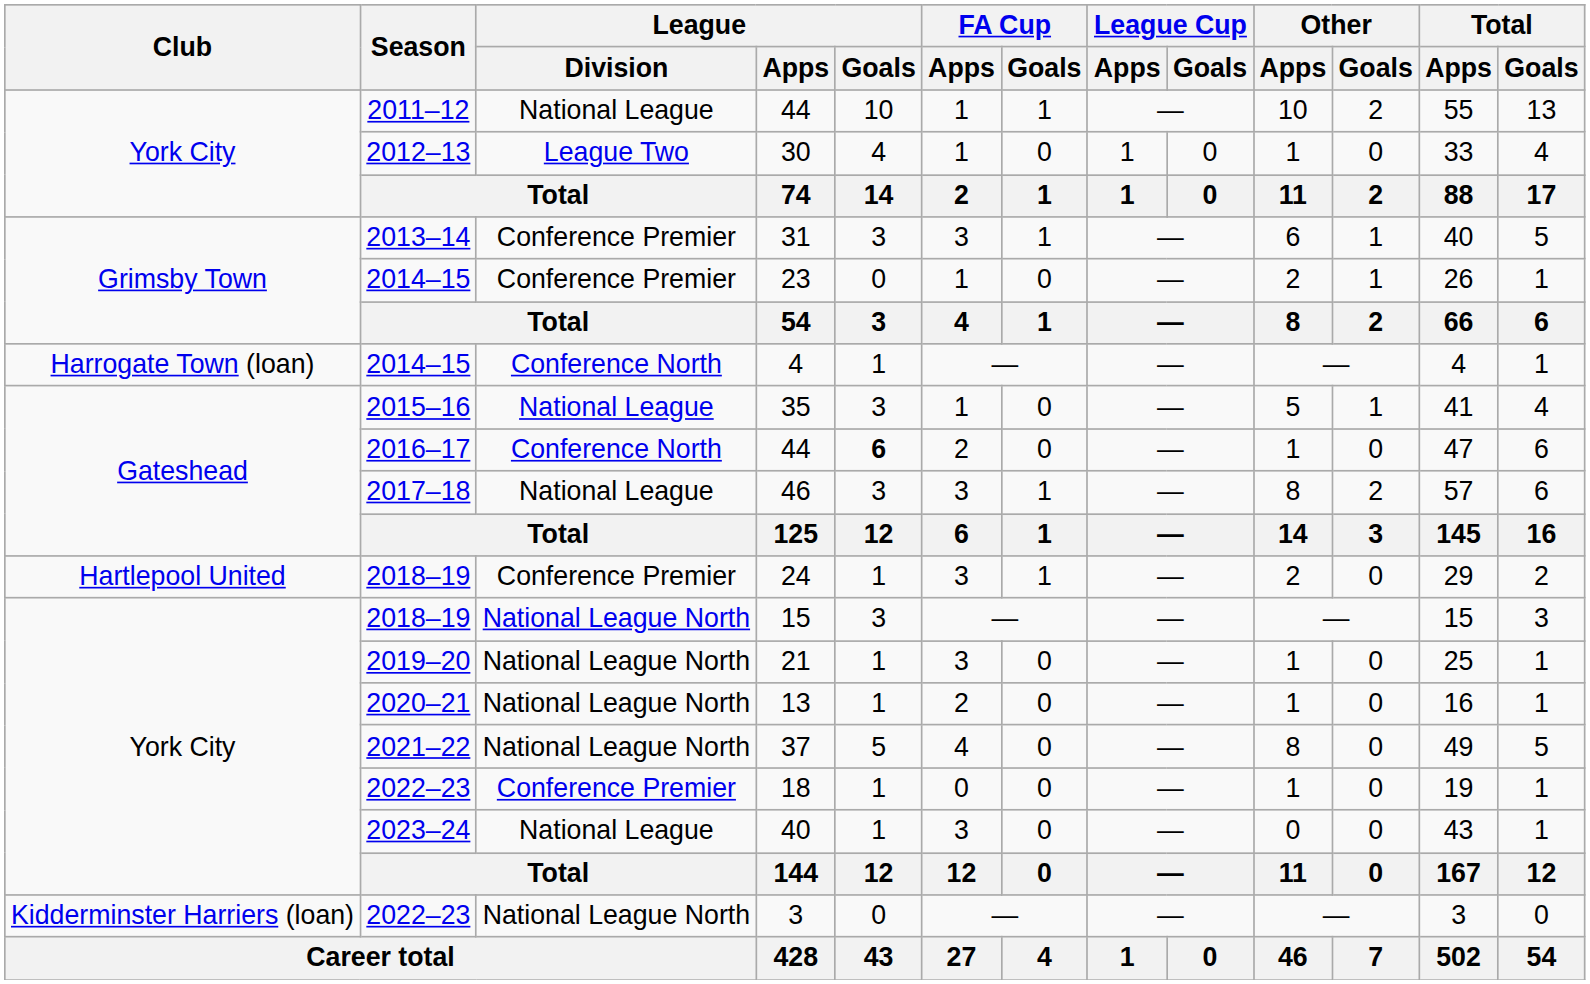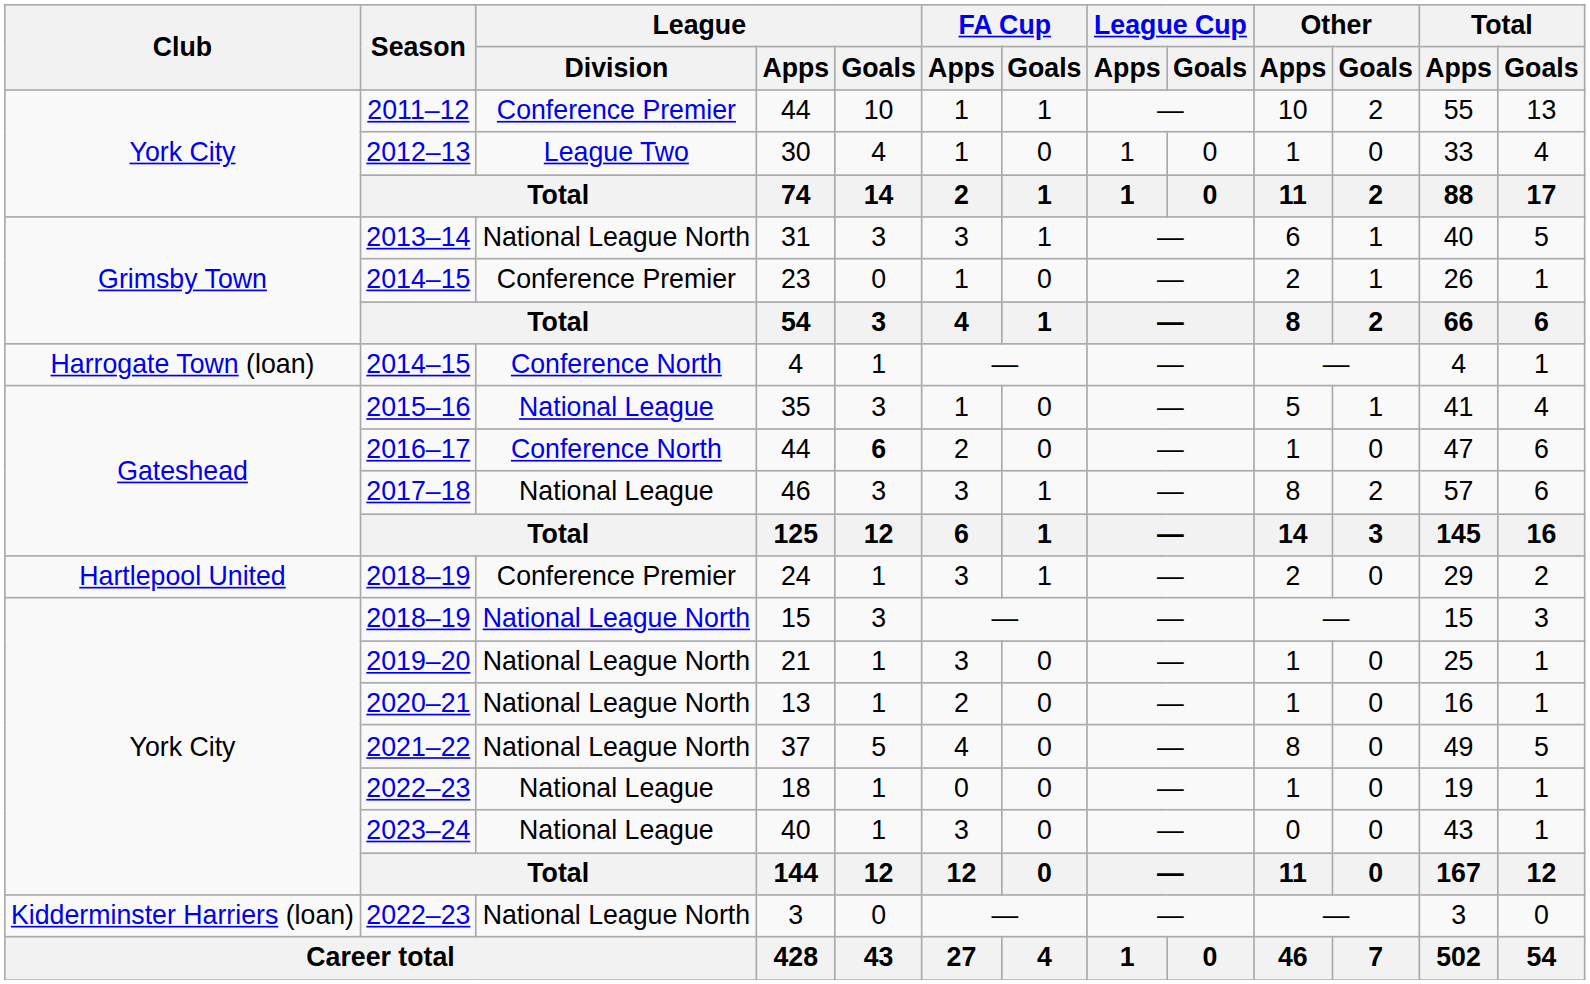(616, 110) National League -> (616, 110) Conference Premier
(616, 237) Conference Premier -> (616, 237) National League North
(616, 788) Conference Premier -> (616, 788) National League
